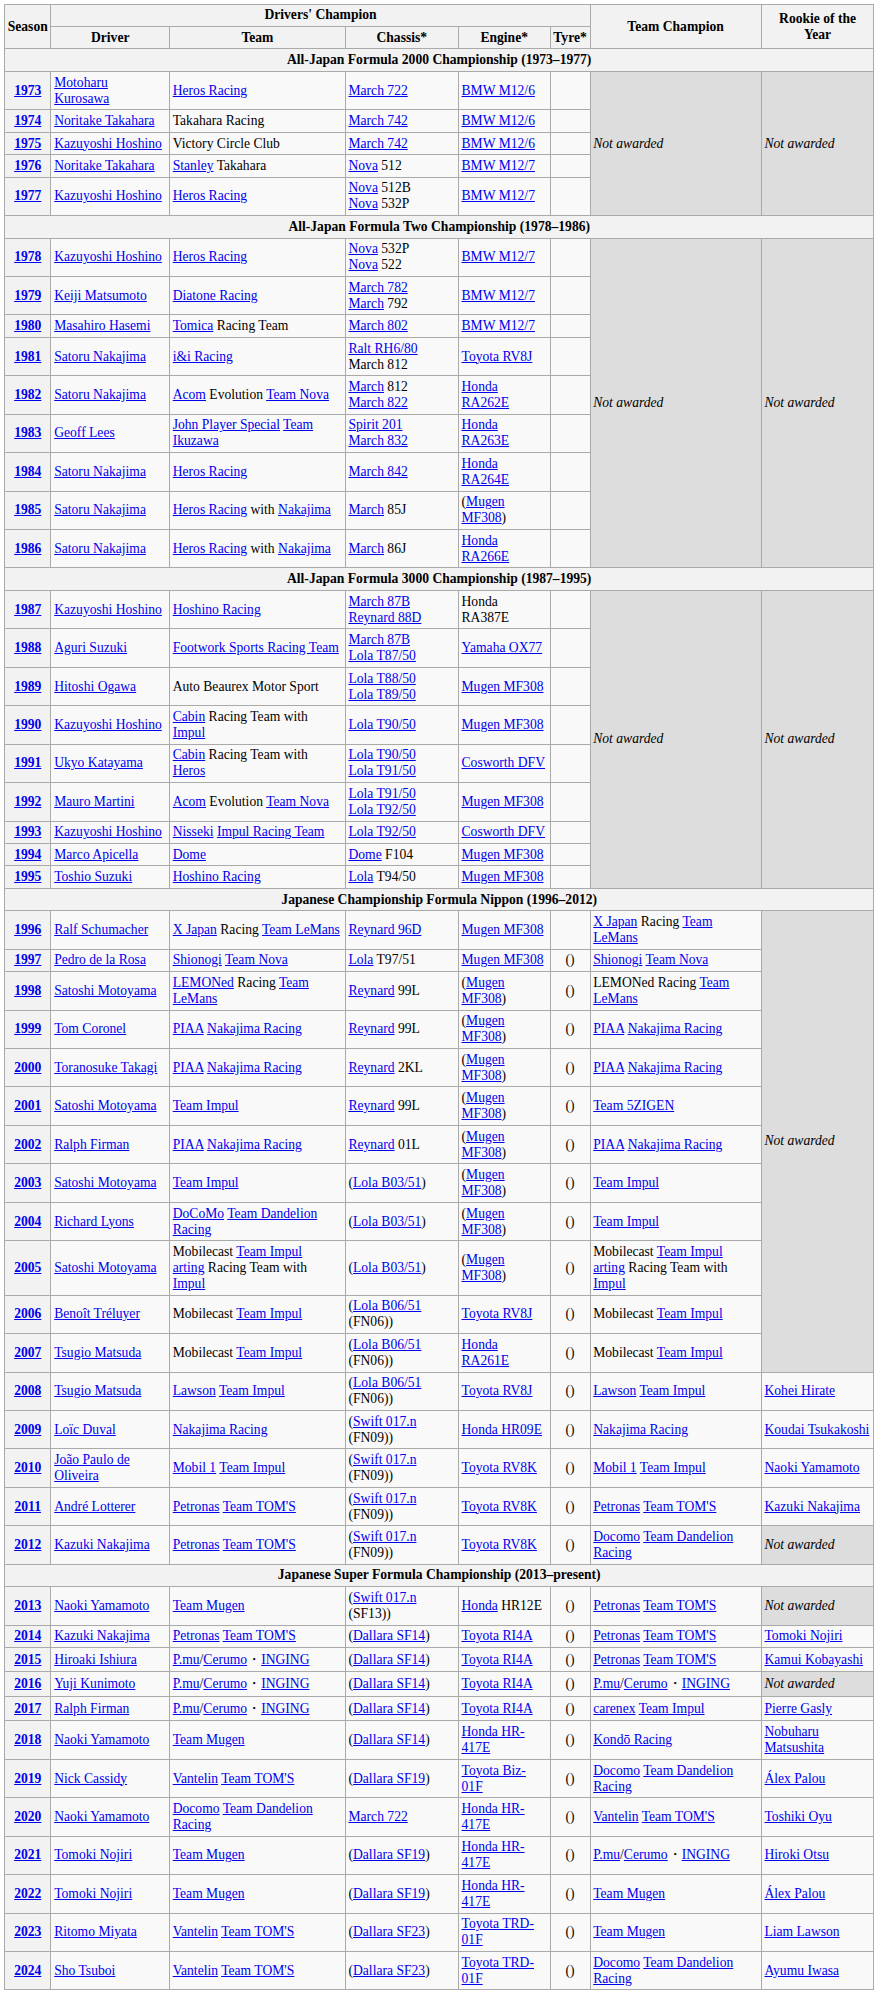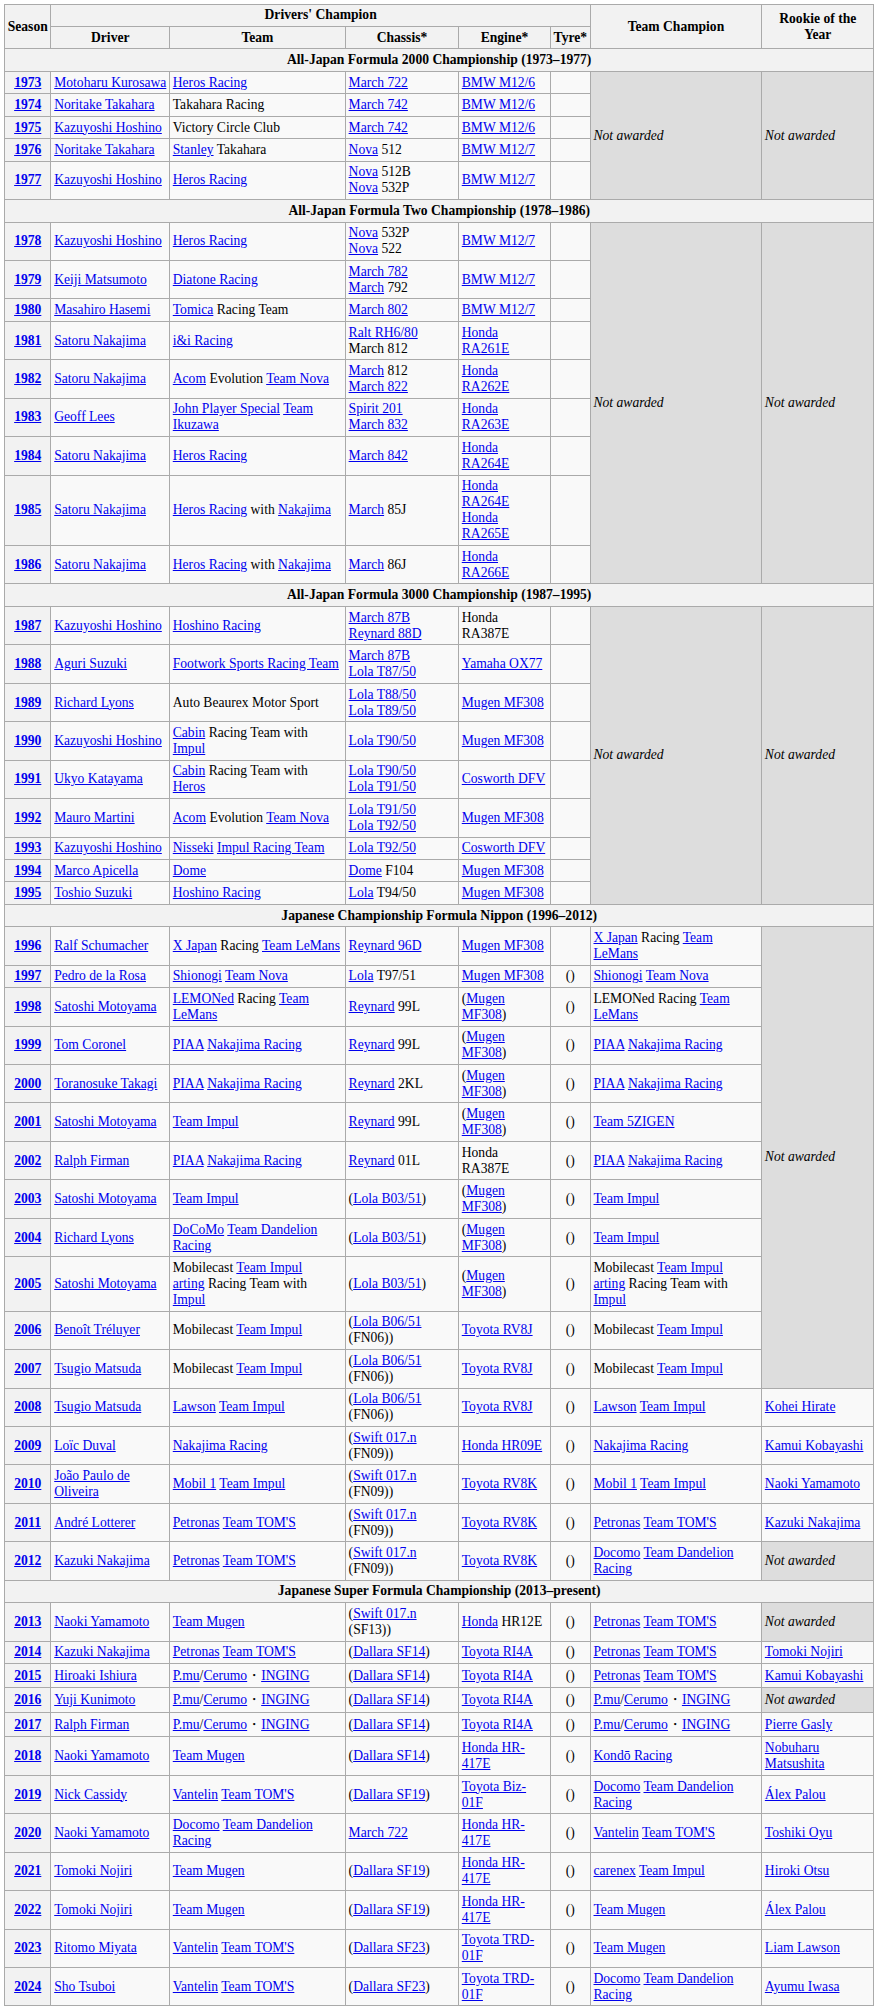(497, 356) Toyota RV8J -> (486, 340) Honda RA261E
(484, 510) (Mugen MF308) -> (486, 510) Honda RA264E Honda RA265E
(95, 686) Hitoshi Ogawa -> (94, 702) Richard Lyons
(484, 1144) (Mugen MF308) -> (486, 1160) Honda RA387E
(485, 1352) Honda RA261E -> (497, 1368) Toyota RV8J
(817, 1429) Koudai Tsukakoshi -> (814, 1445) Kamui Kobayashi
(649, 1708) carenex Team Impul -> (662, 1724) P.mu/Cerumo・INGING
(662, 1855) P.mu/Cerumo・INGING -> (649, 1871) carenex Team Impul
